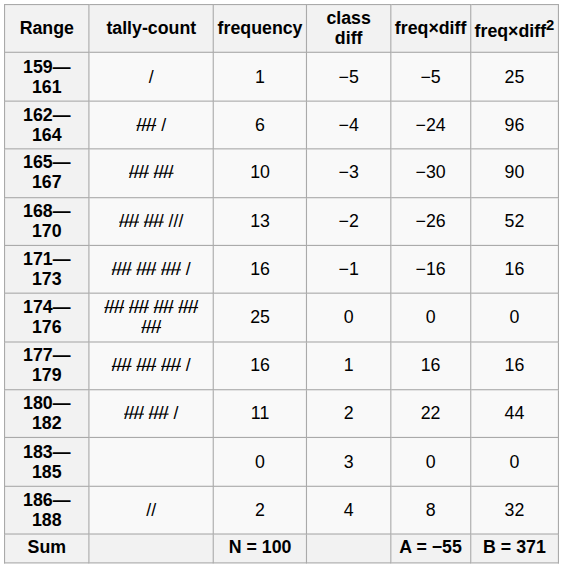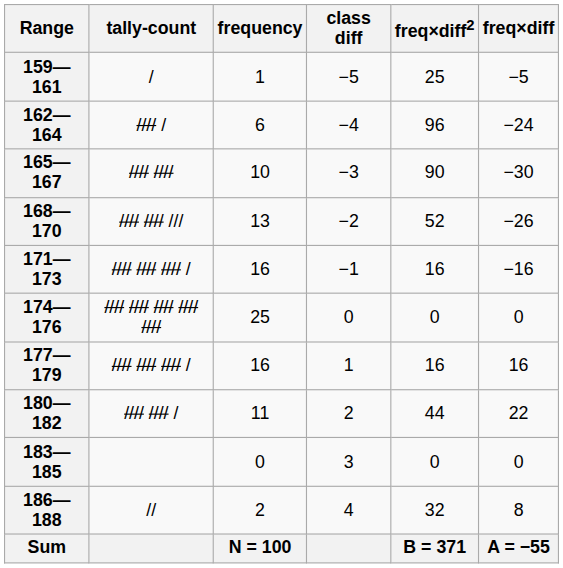columns swapped: (431, 28) <-> (514, 28)
